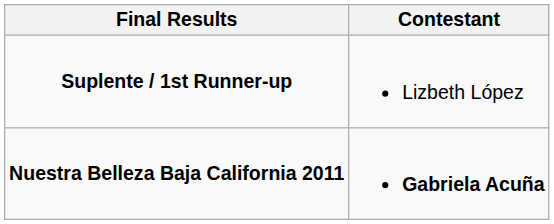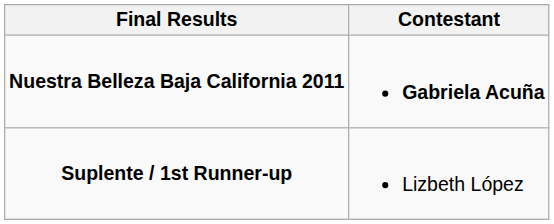rows swapped: (177, 173) <-> (177, 81)
